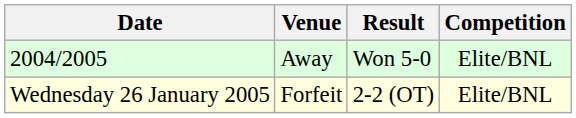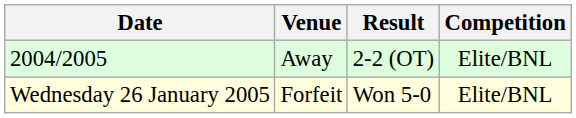(392, 58) Won 5-0 -> (393, 58) 2-2 (OT)
(393, 94) 2-2 (OT) -> (392, 94) Won 5-0
